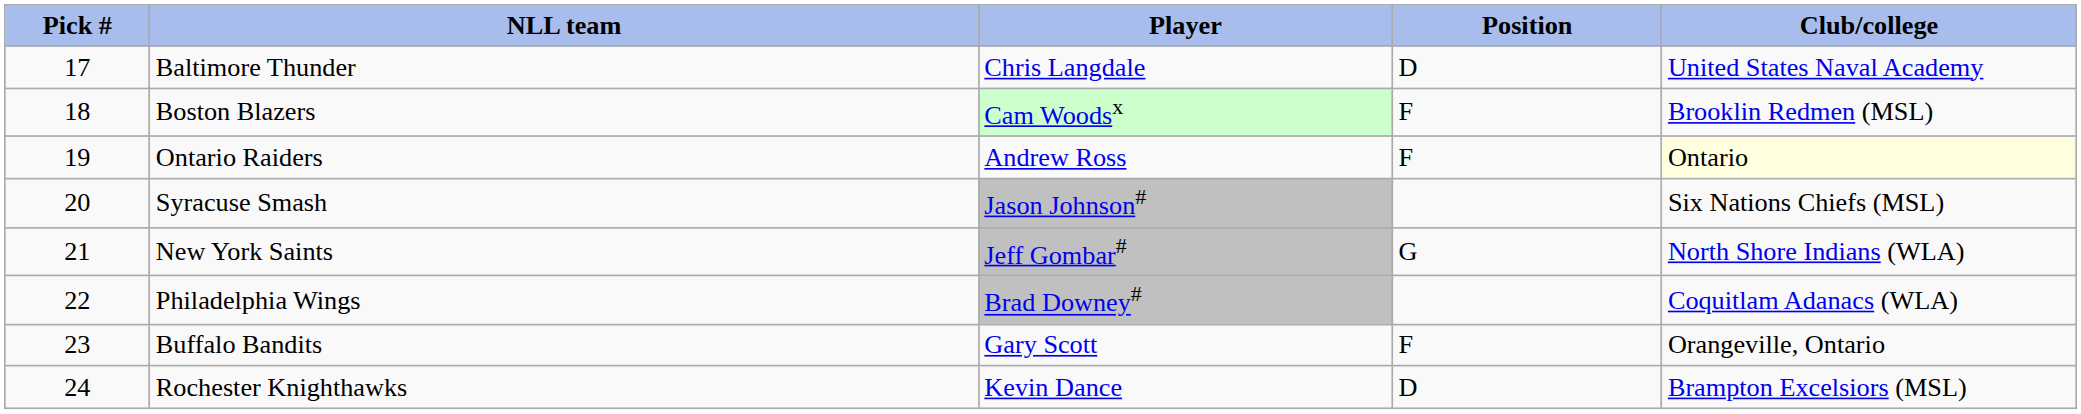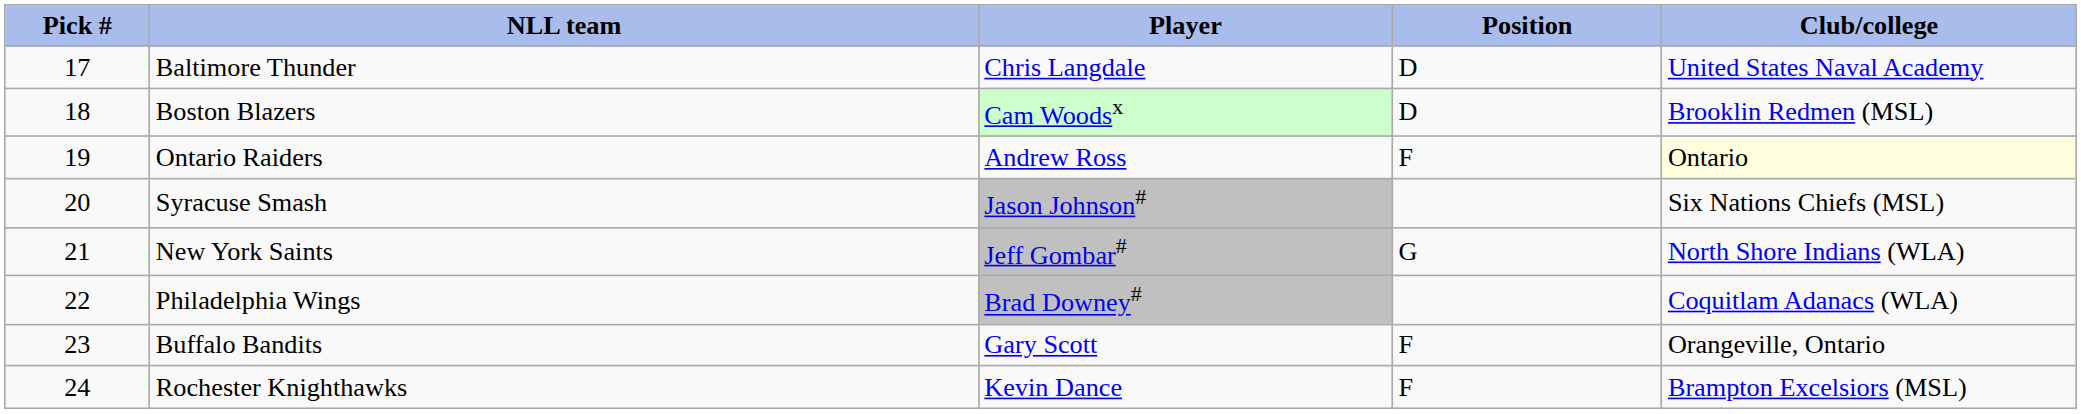(1406, 112) F -> (1408, 112) D
(1408, 386) D -> (1406, 386) F
